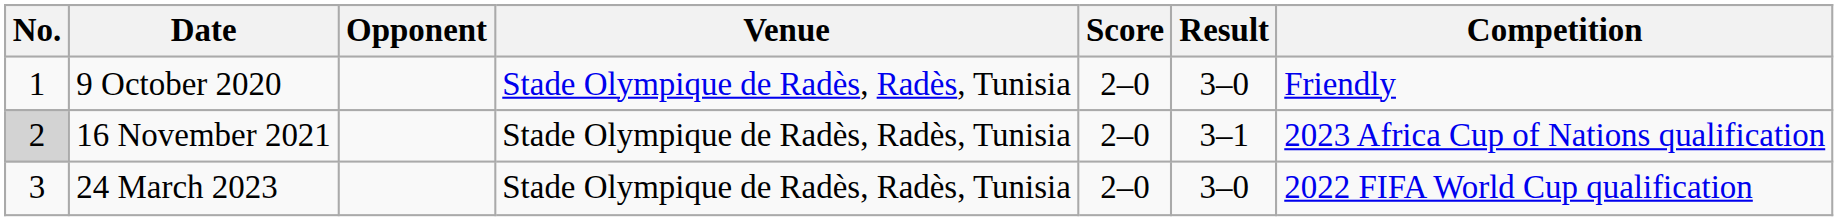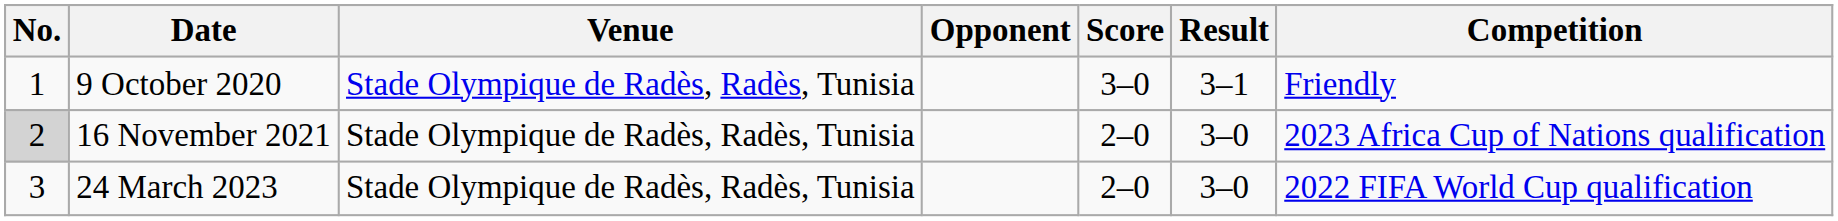columns swapped: (787, 30) <-> (417, 30)
(1125, 82) 2–0 -> (1125, 82) 3–0
(1224, 82) 3–0 -> (1224, 82) 3–1
(1224, 135) 3–1 -> (1224, 135) 3–0
